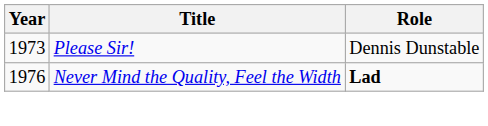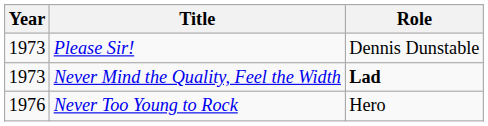(27, 76) 1976 -> (27, 76) 1973
+ row: (146, 105)
